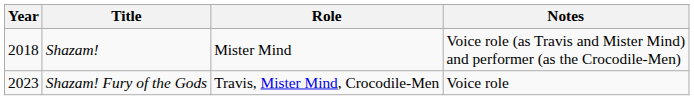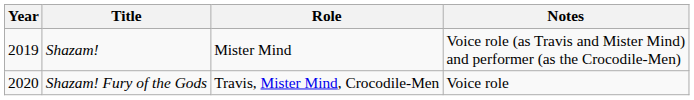(23, 49) 2018 -> (23, 49) 2019
(23, 82) 2023 -> (23, 82) 2020
